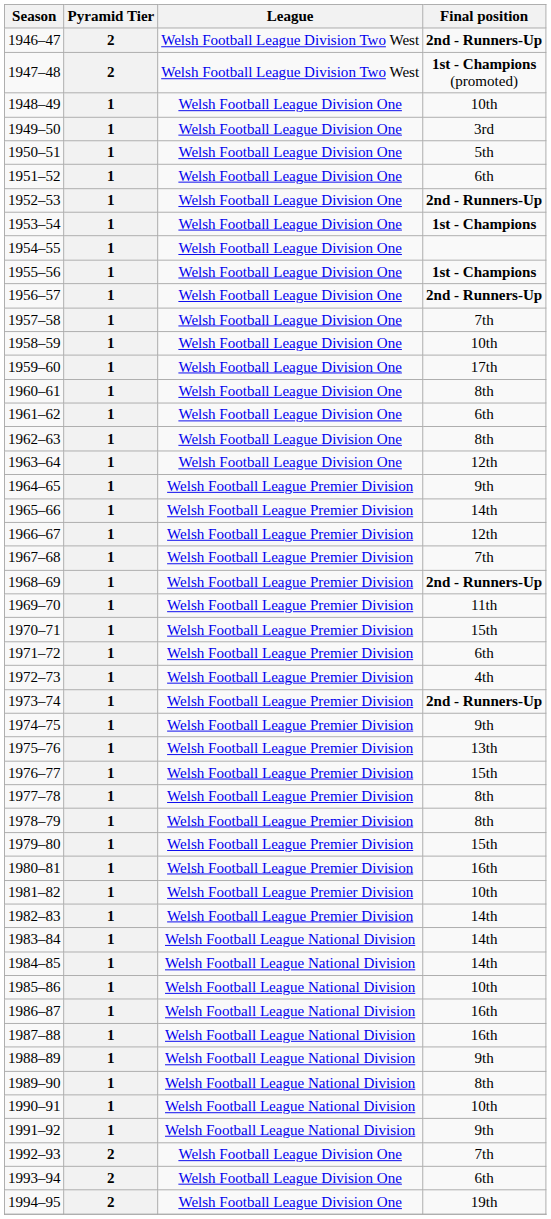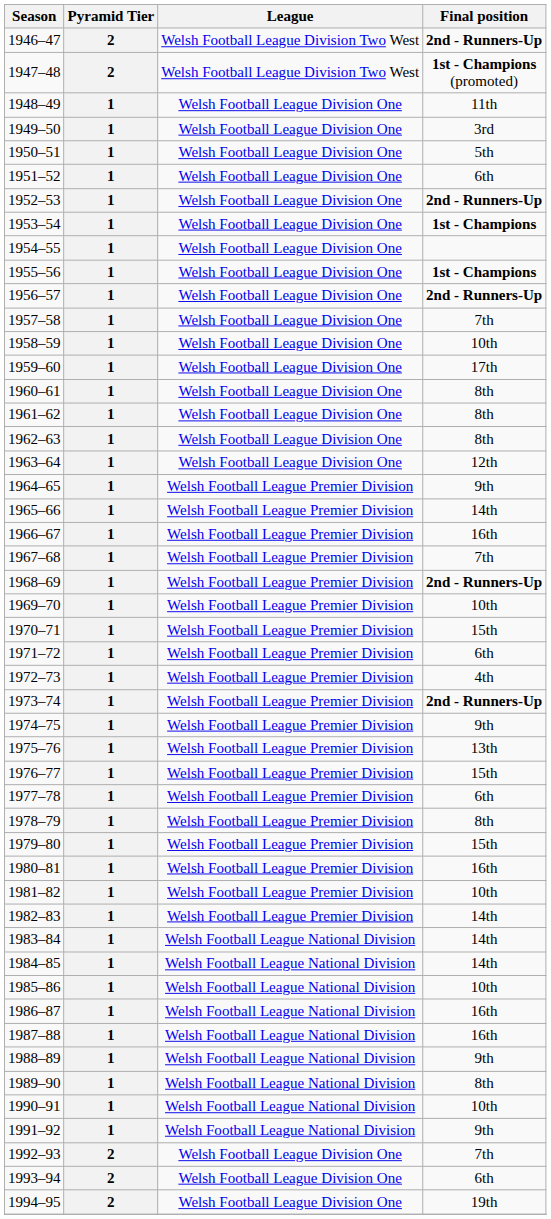(484, 104) 10th -> (484, 104) 11th
(484, 414) 6th -> (484, 414) 8th
(484, 534) 12th -> (484, 534) 16th
(484, 605) 11th -> (484, 605) 10th
(484, 796) 8th -> (484, 796) 6th
